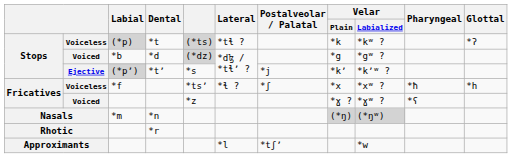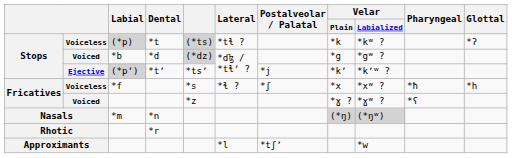(191, 71) *s -> (196, 71) *tsʼ
(196, 86) *tsʼ -> (191, 86) *s
